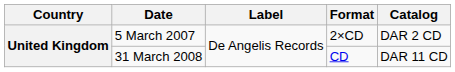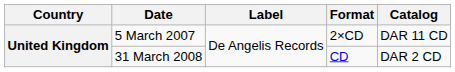(411, 35) DAR 2 CD -> (414, 35) DAR 11 CD
(414, 56) DAR 11 CD -> (411, 56) DAR 2 CD
